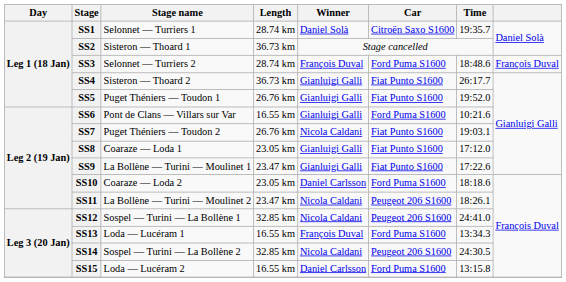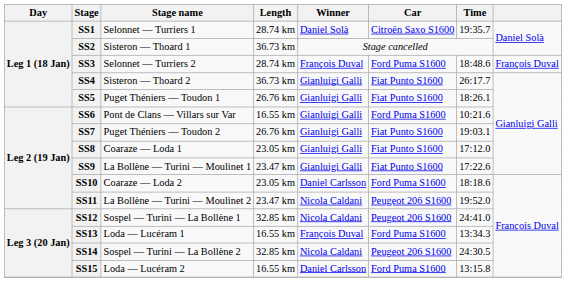(475, 97) 19:52.0 -> (475, 97) 18:26.1
(331, 131) Nicola Caldani -> (331, 131) Gianluigi Galli
(475, 200) 18:26.1 -> (475, 200) 19:52.0
